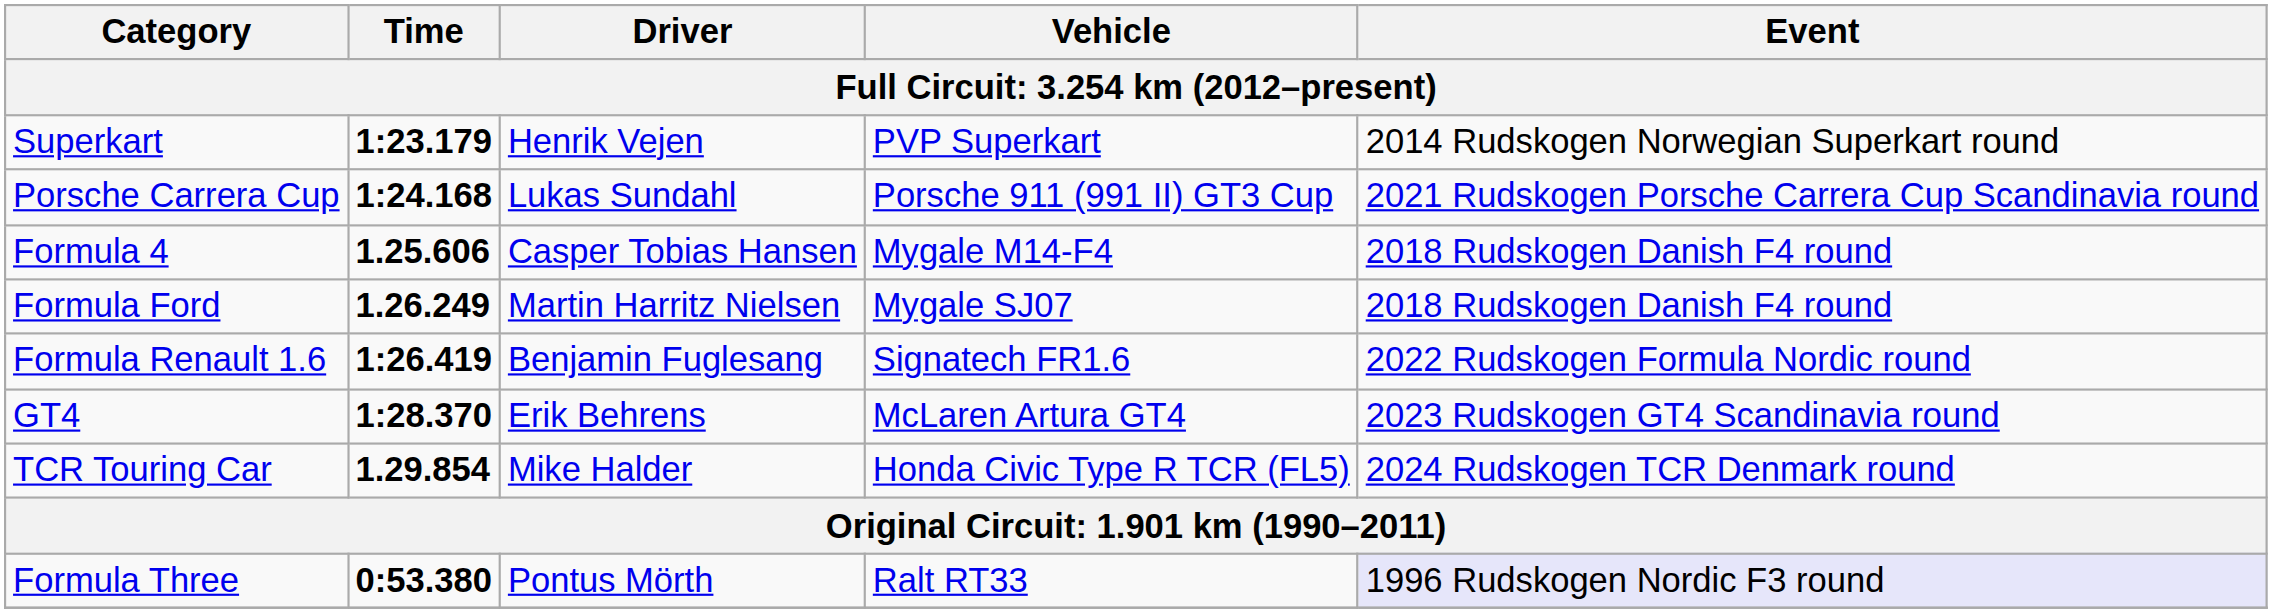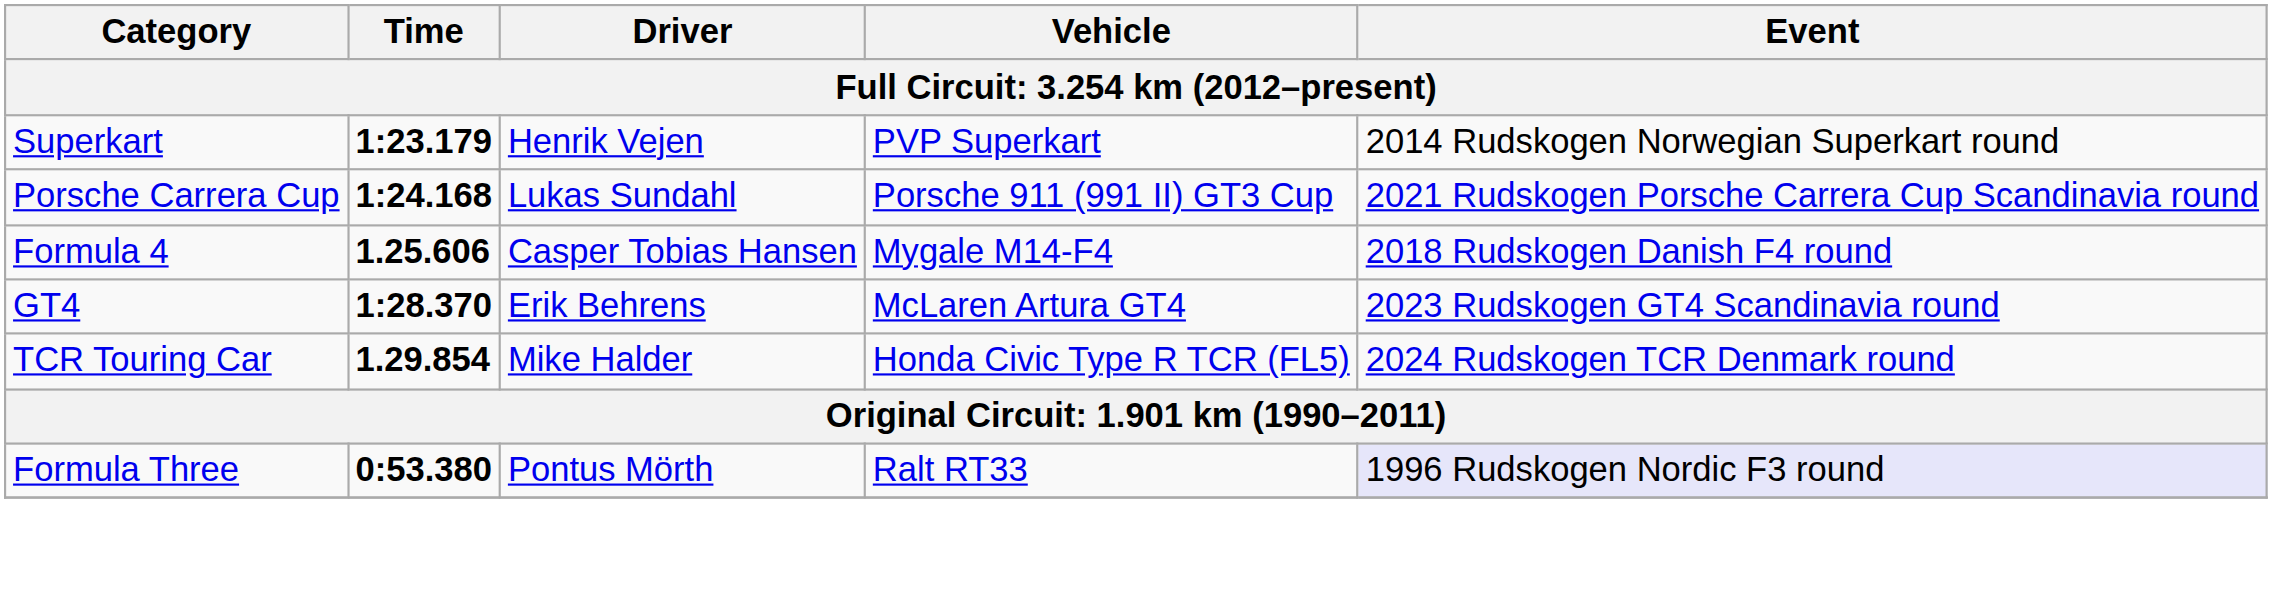- row: (117, 305)
- row: (170, 360)
